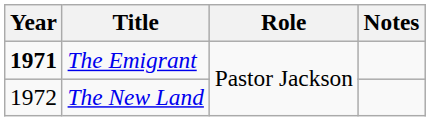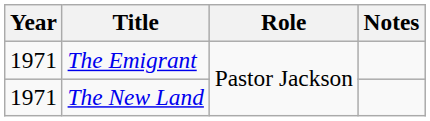(33, 60) bold -> (33, 60) normal
(33, 97) 1972 -> (33, 97) 1971
